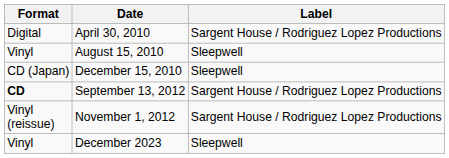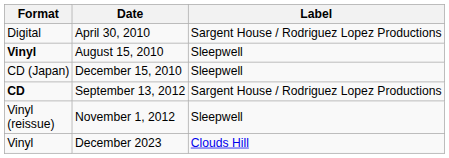(20, 52) normal -> (22, 52) bold
(316, 117) Sargent House / Rodriguez Lopez Productions -> (217, 117) Sleepwell
(217, 143) Sleepwell -> (220, 143) Clouds Hill
